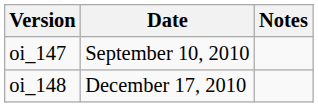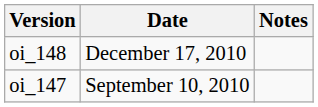rows swapped: (38, 53) <-> (38, 85)
